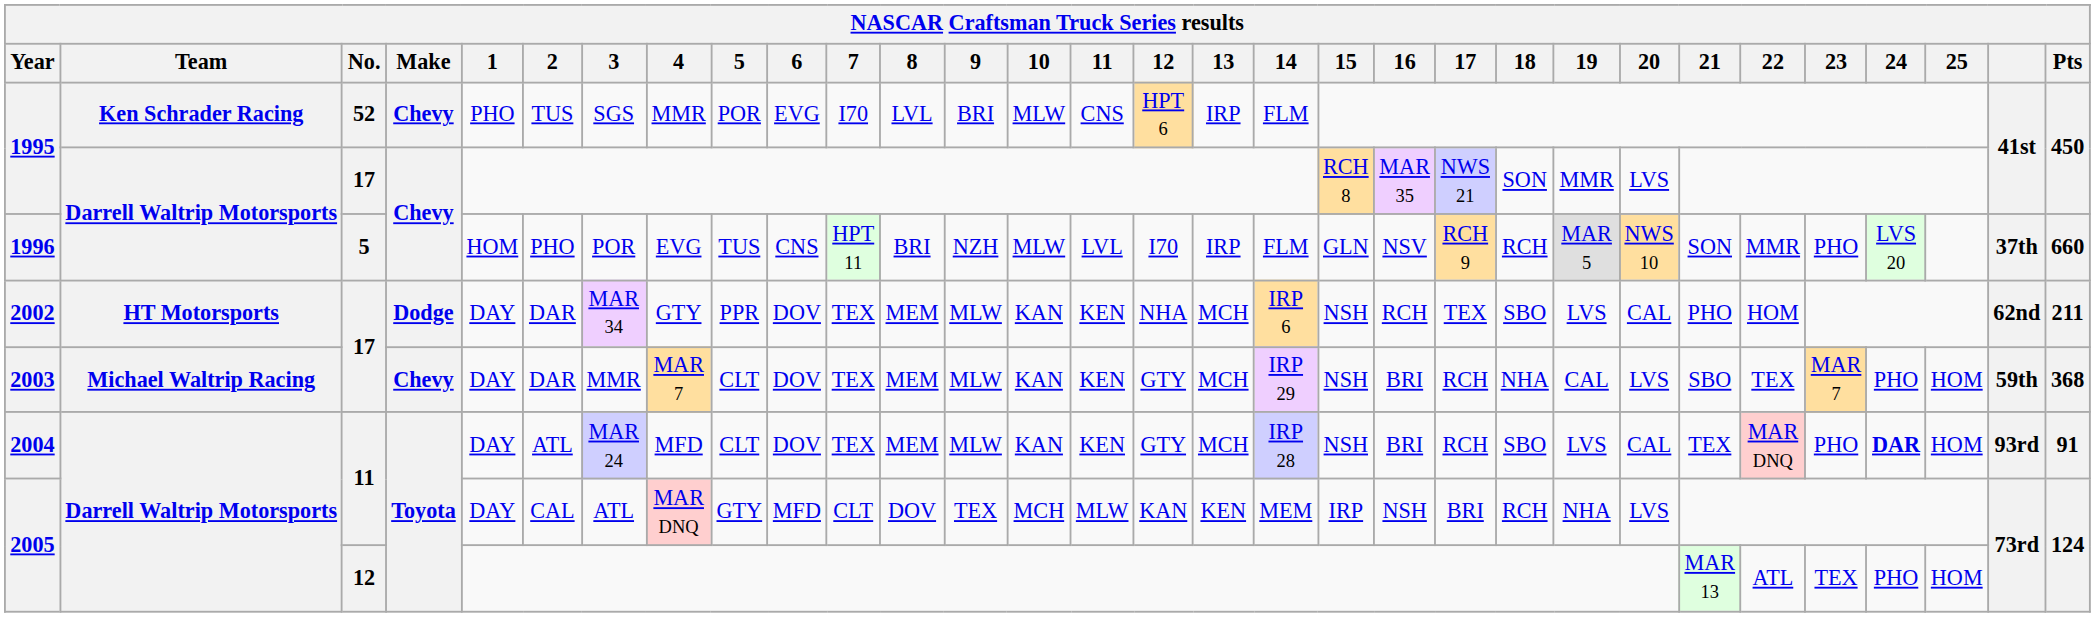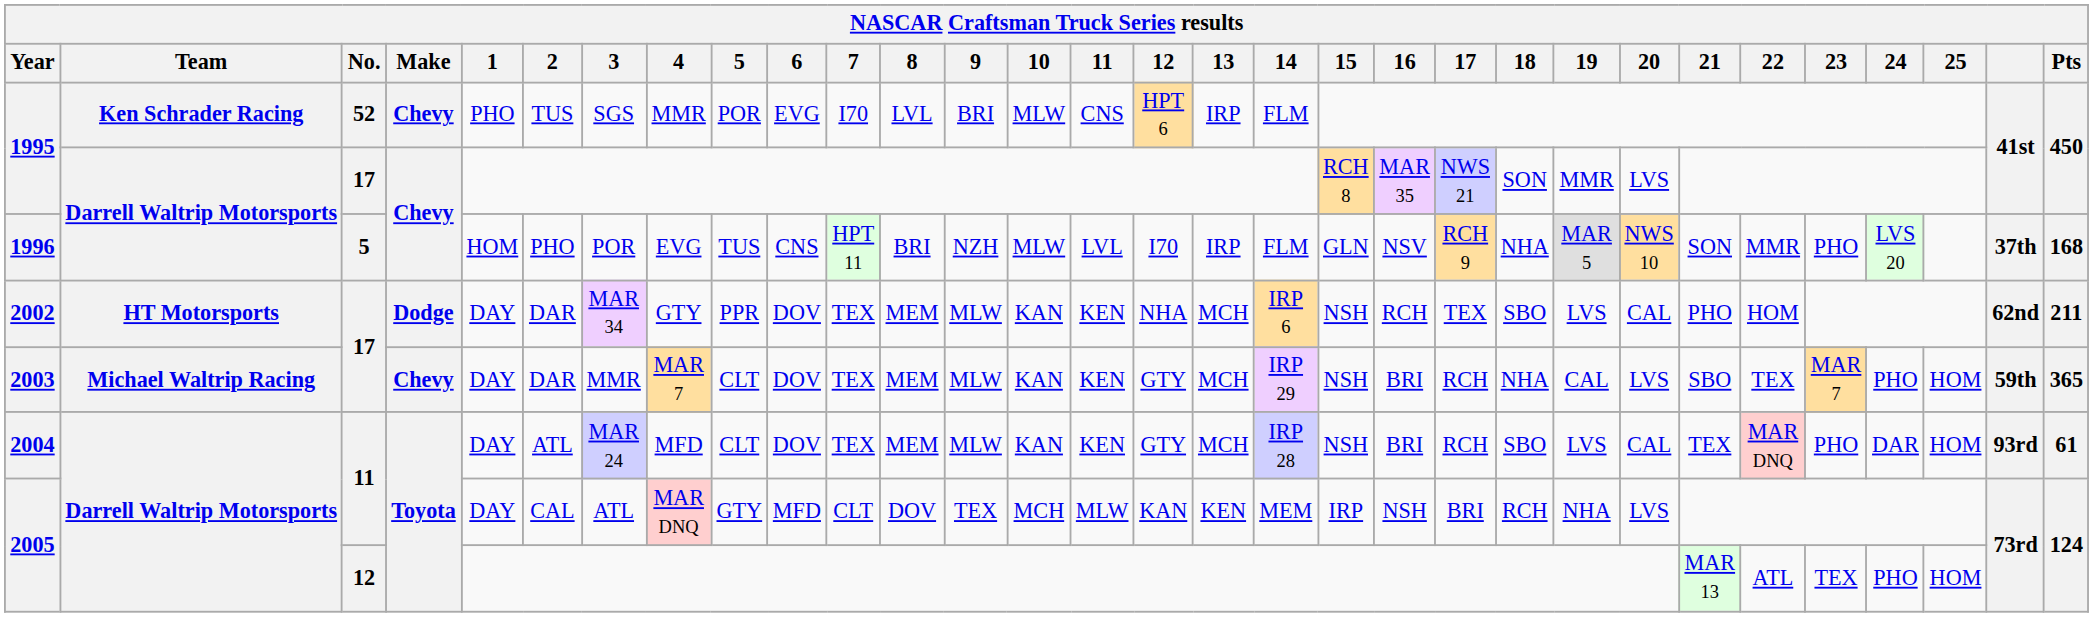(1525, 246) RCH -> (1525, 246) NHA
(2068, 246) 660 -> (2066, 246) 168
(2068, 379) 368 -> (2066, 379) 365
(1896, 445) bold -> (1895, 445) normal
(2068, 445) 91 -> (2066, 445) 61
